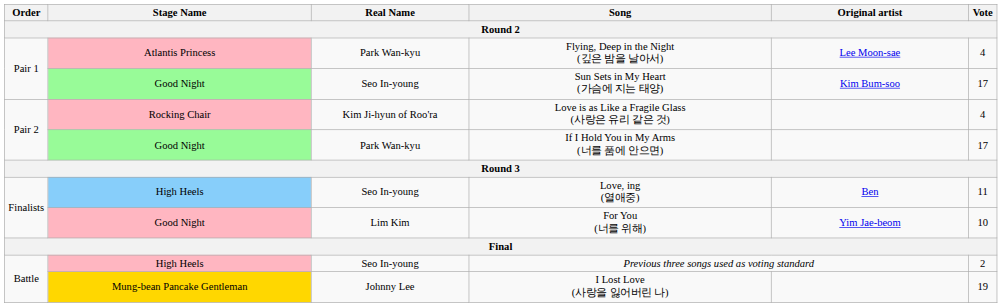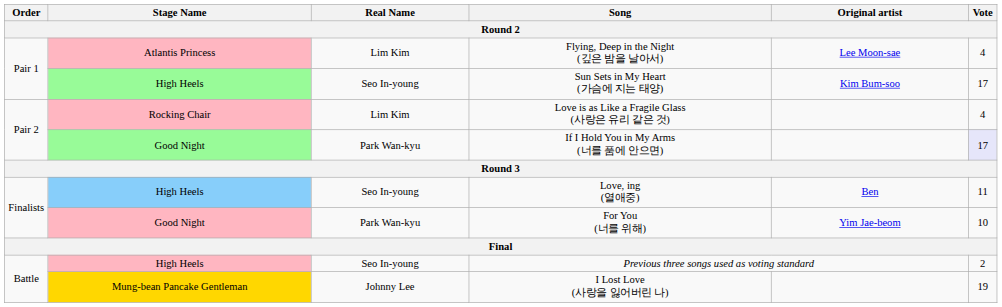(390, 53) Park Wan-kyu -> (390, 53) Lim Kim
(180, 83) Good Night -> (180, 83) High Heels
(390, 114) Kim Ji-hyun of Roo'ra -> (390, 114) Lim Kim
(983, 145) no background -> (983, 145) lavender background
(390, 223) Lim Kim -> (390, 223) Park Wan-kyu
